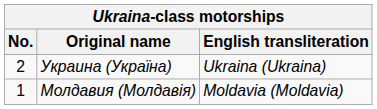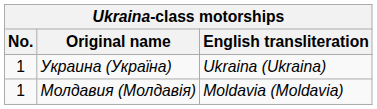(21, 66) 2 -> (21, 66) 1
